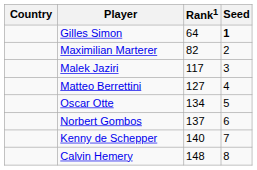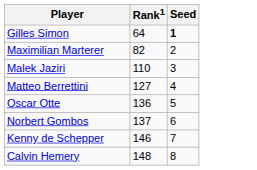- column: (31, 14)
(195, 68) 117 -> (142, 68) 110
(195, 103) 134 -> (142, 103) 136
(195, 138) 140 -> (142, 138) 146
